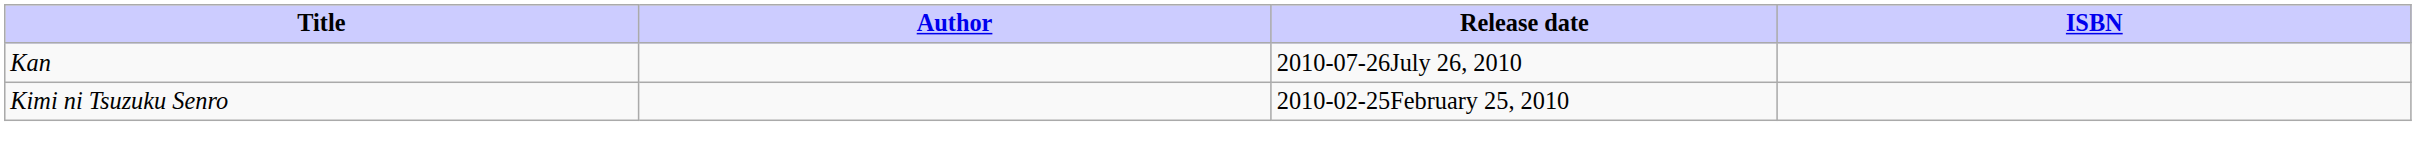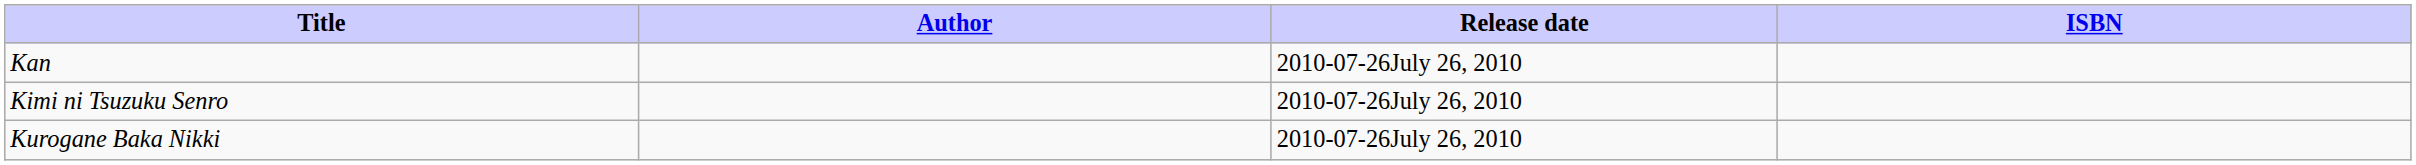(1423, 100) 2010-02-25February 25, 2010 -> (1399, 100) 2010-07-26July 26, 2010
+ row: (115, 139)
